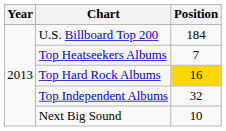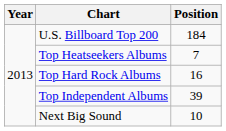(196, 75) gold background -> (196, 75) no background
(196, 95) 32 -> (196, 95) 39
